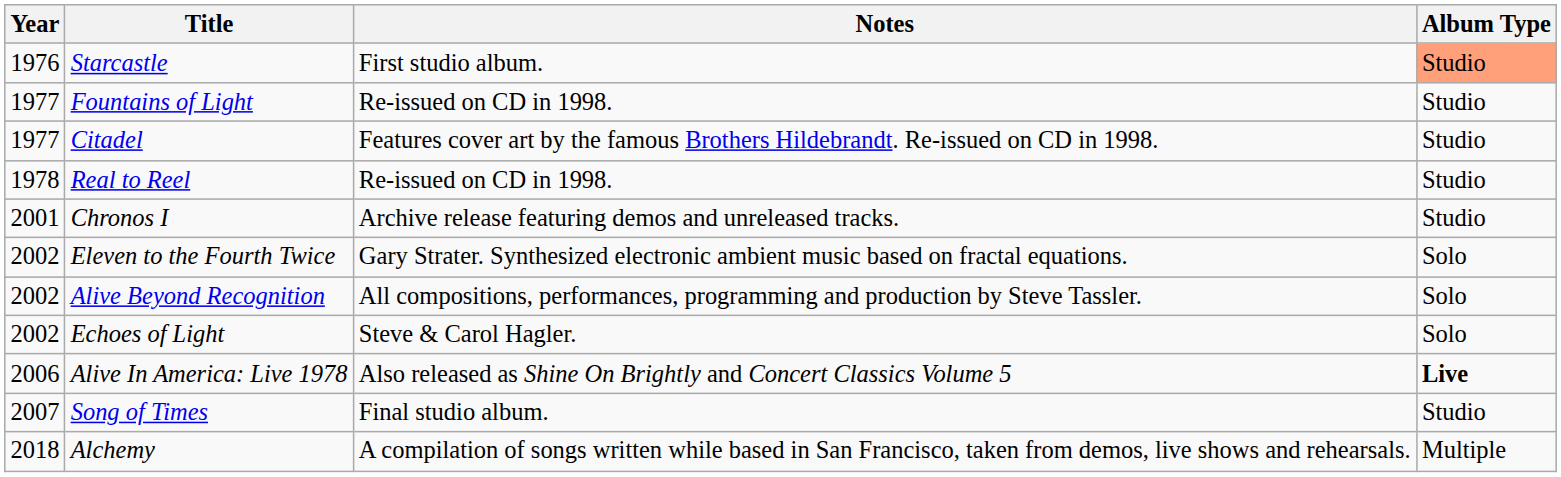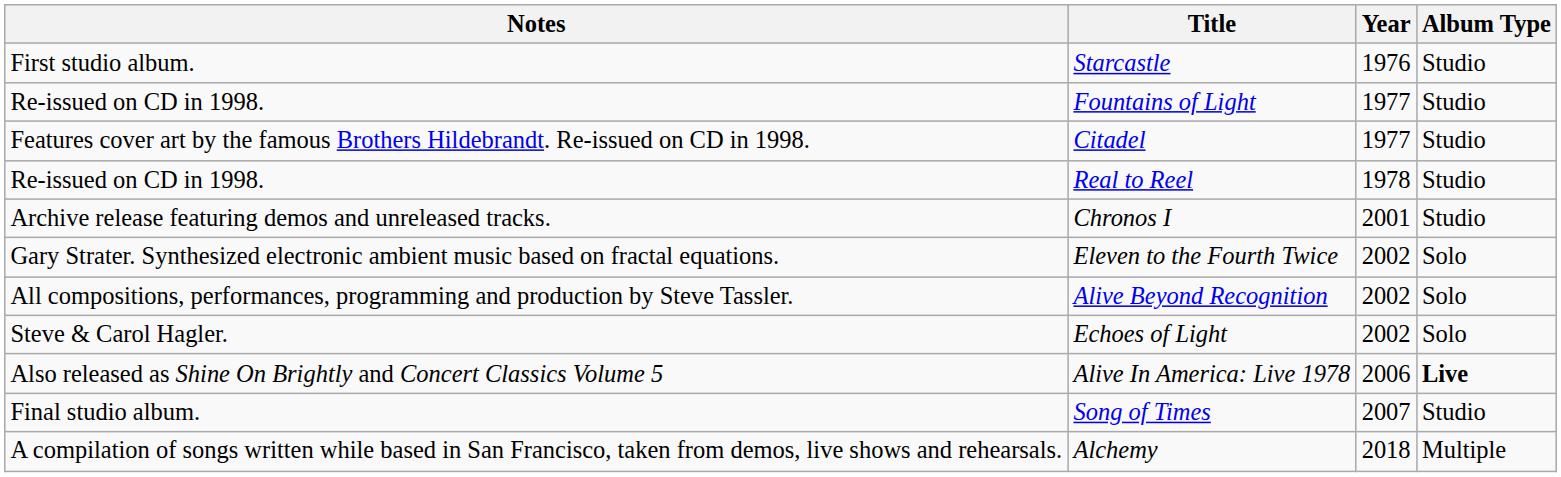columns swapped: (35, 23) <-> (885, 23)
(1454, 62) lightsalmon background -> (1454, 62) no background
